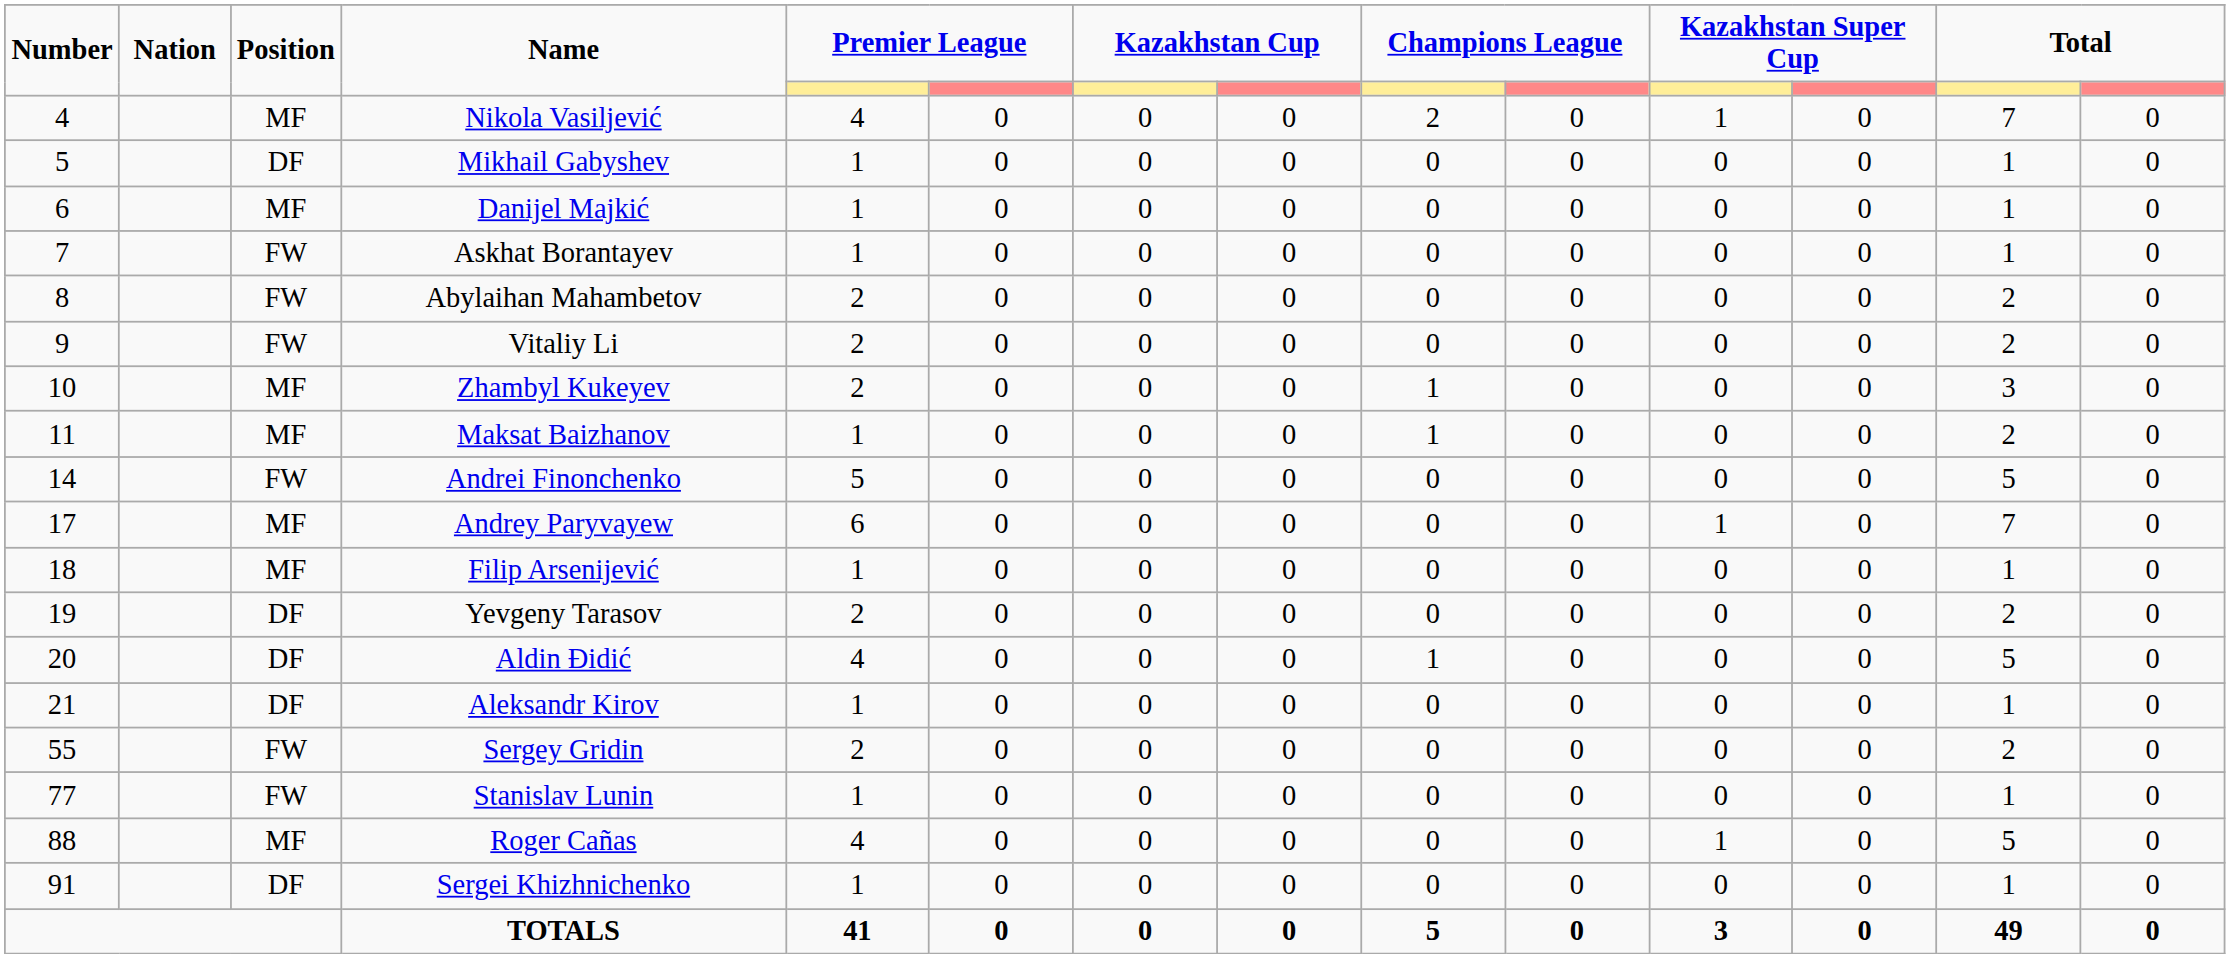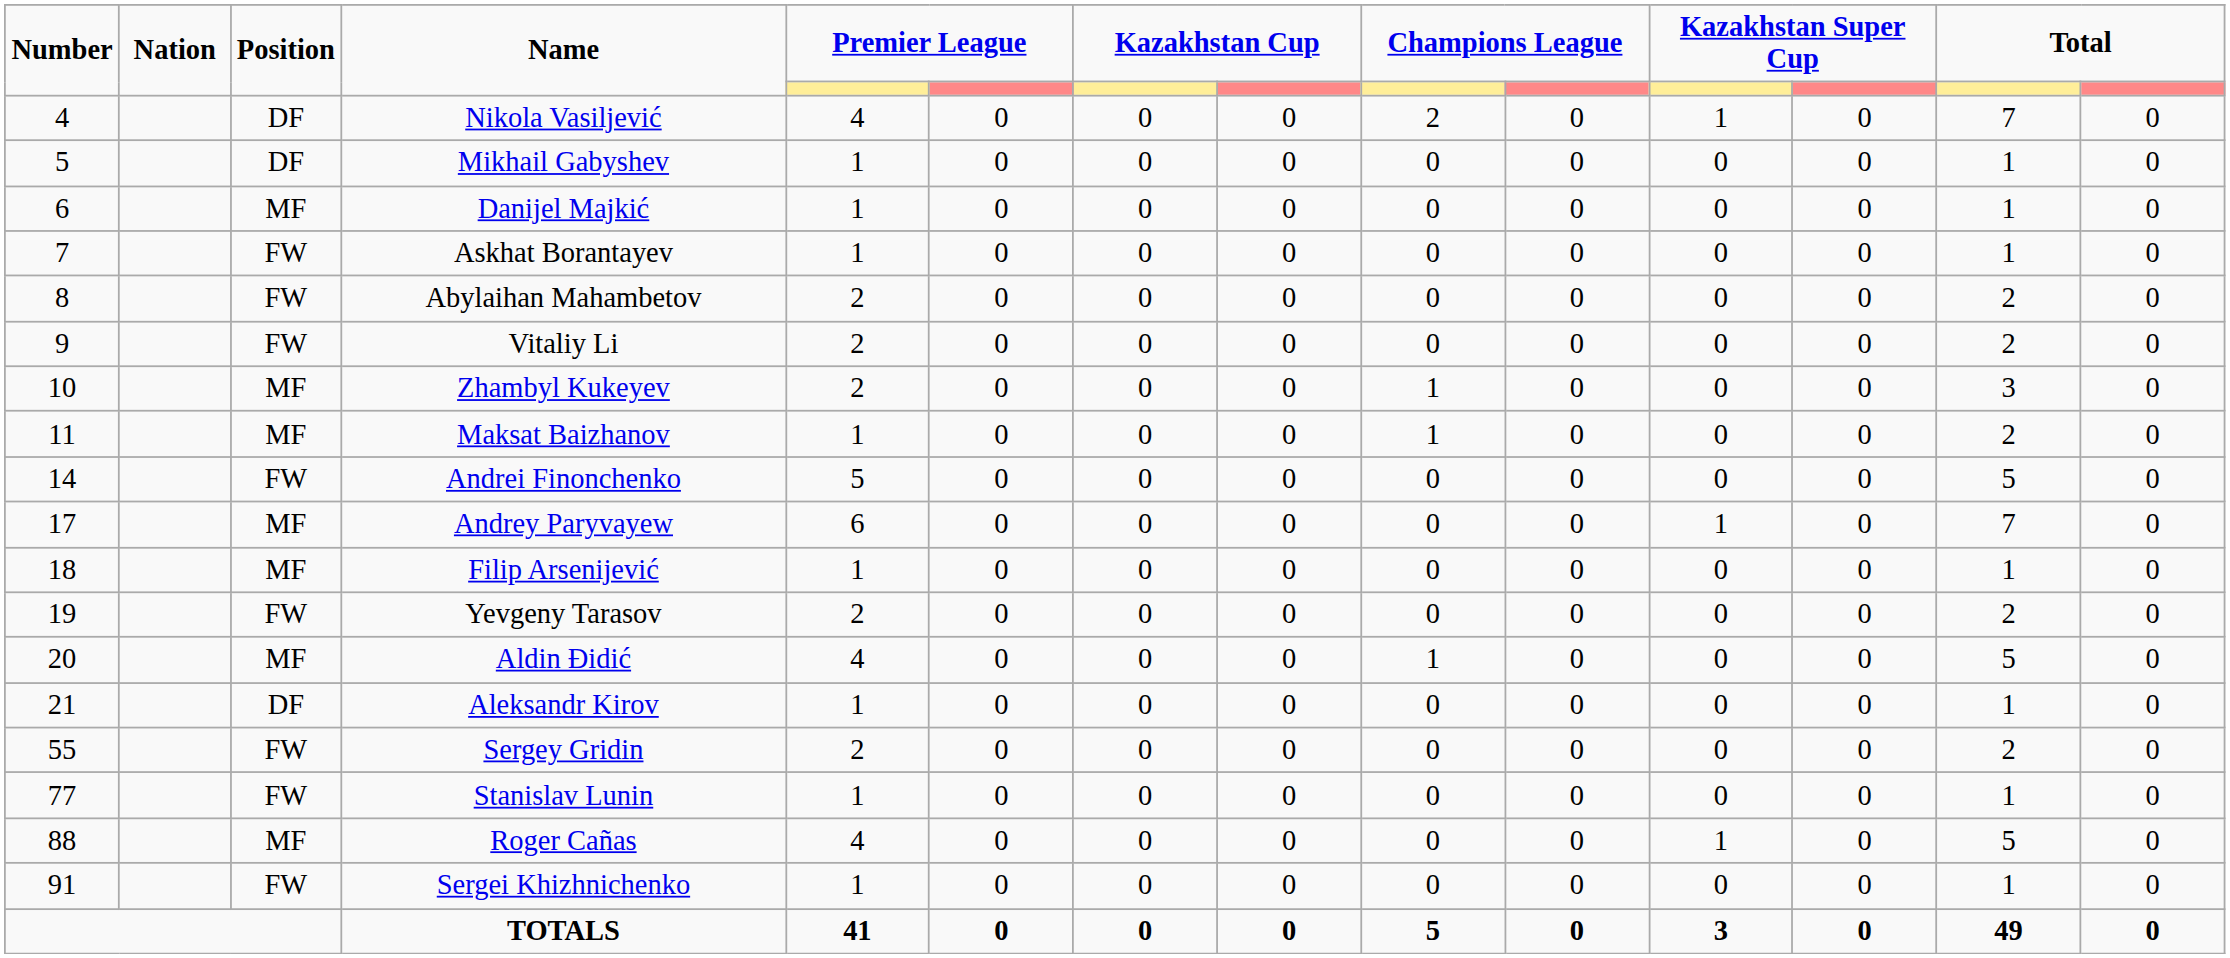(286, 117) MF -> (286, 117) DF
(286, 614) DF -> (286, 614) FW
(286, 659) DF -> (286, 659) MF
(286, 885) DF -> (286, 885) FW
